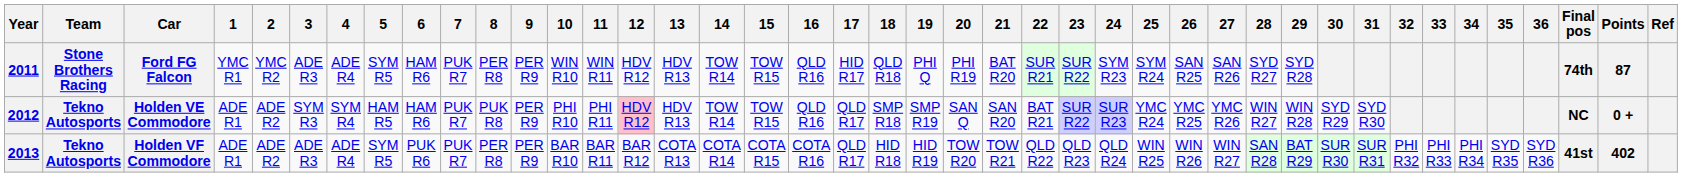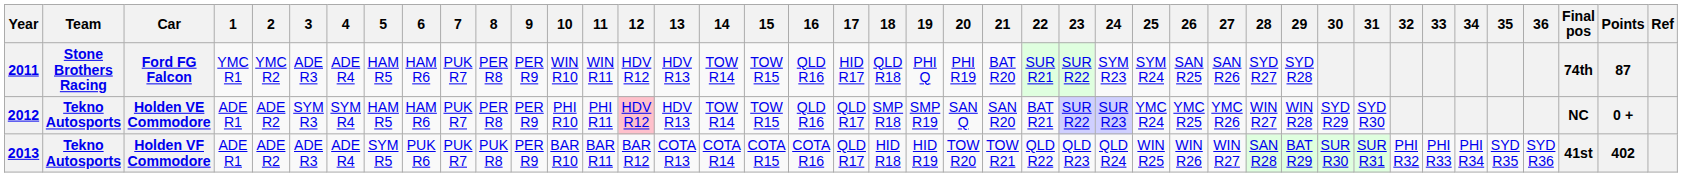(383, 70) SYM R5 -> (383, 70) HAM R5
(494, 115) PUK R8 -> (494, 115) PER R8
(494, 153) PER R8 -> (494, 153) PUK R8
